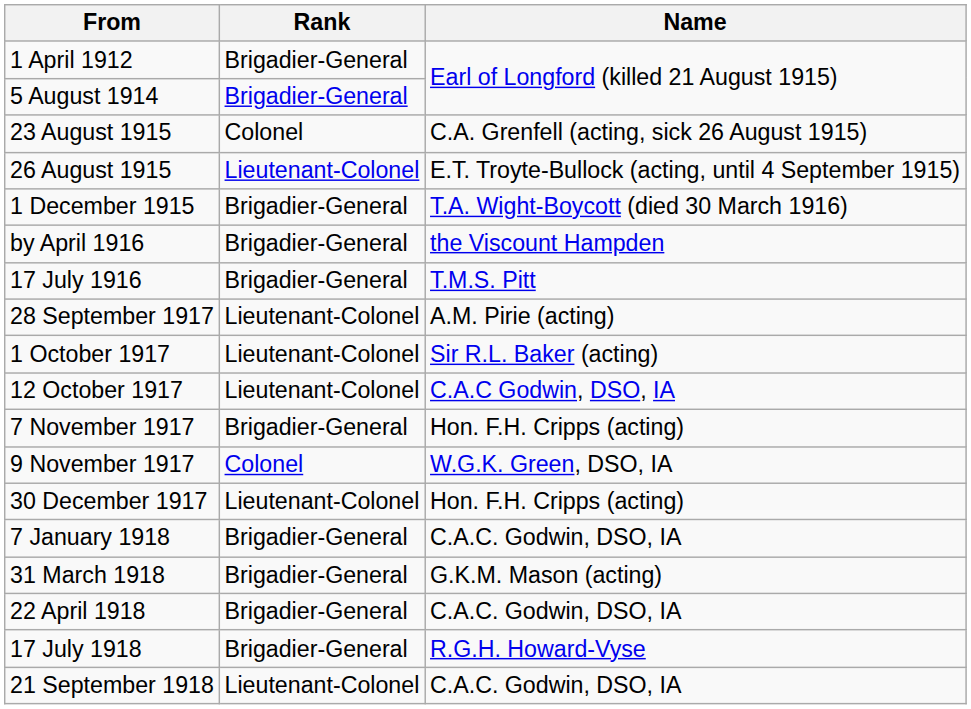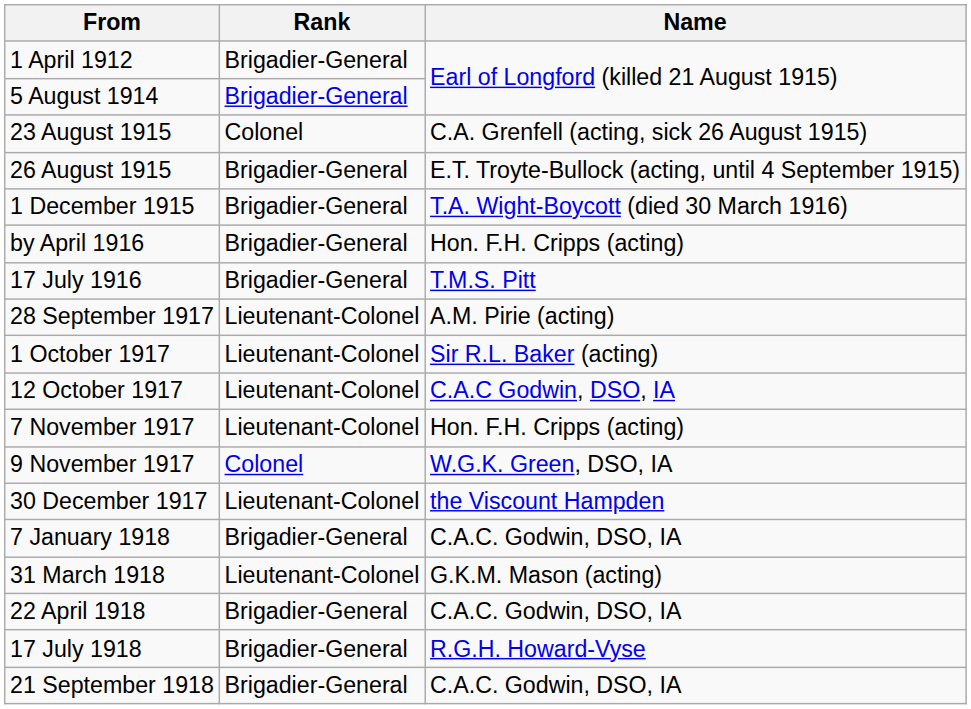(322, 170) Lieutenant-Colonel -> (316, 170) Brigadier-General
(547, 243) the Viscount Hampden -> (557, 243) Hon. F.H. Cripps (acting)
(316, 427) Brigadier-General -> (322, 427) Lieutenant-Colonel
(557, 501) Hon. F.H. Cripps (acting) -> (547, 501) the Viscount Hampden
(316, 574) Brigadier-General -> (322, 574) Lieutenant-Colonel
(322, 685) Lieutenant-Colonel -> (316, 685) Brigadier-General
